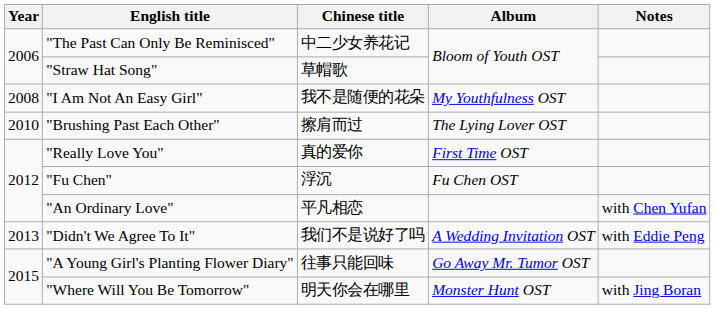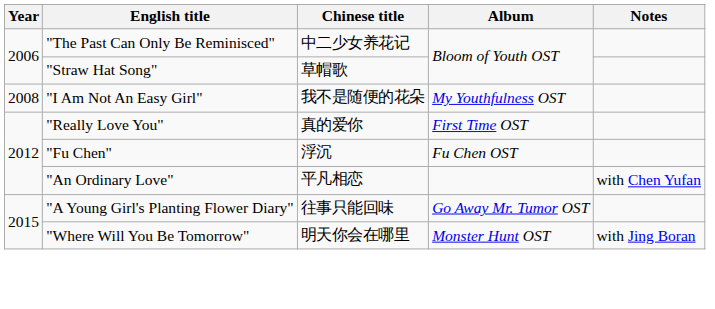- row: (133, 125)
- row: (121, 235)
